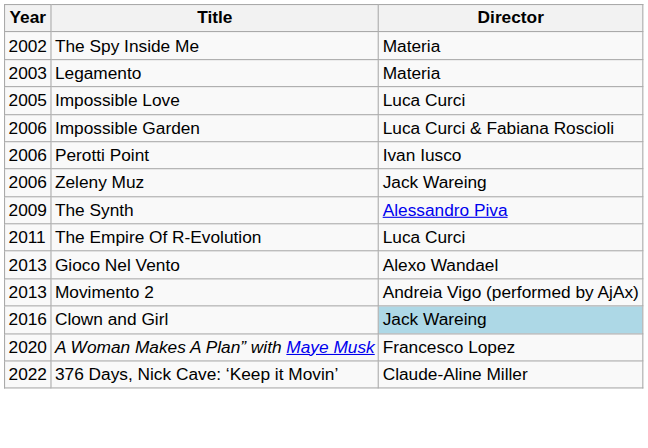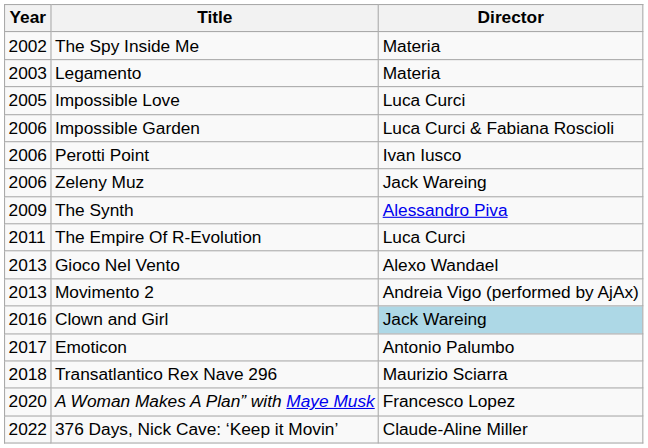+ row: (91, 347)
+ row: (166, 374)
